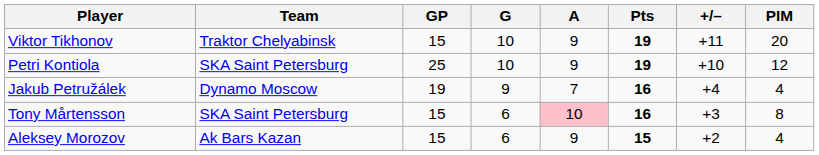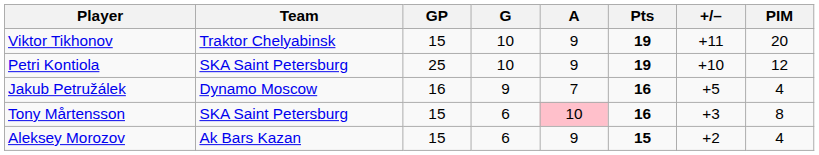(437, 89) 19 -> (437, 89) 16
(711, 89) +4 -> (711, 89) +5
